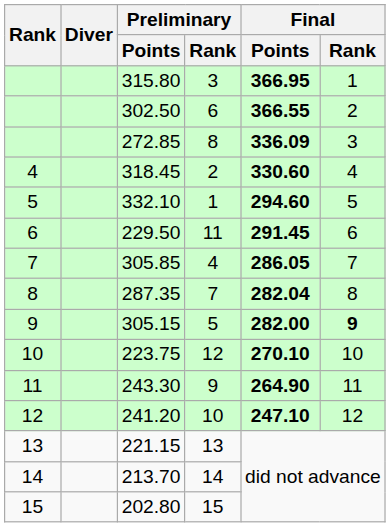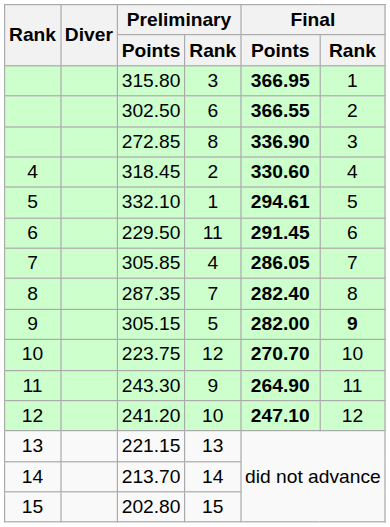(280, 141) 336.09 -> (280, 141) 336.90
(280, 202) 294.60 -> (280, 202) 294.61
(280, 293) 282.04 -> (280, 293) 282.40
(280, 354) 270.10 -> (280, 354) 270.70
